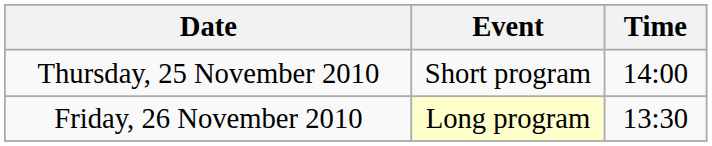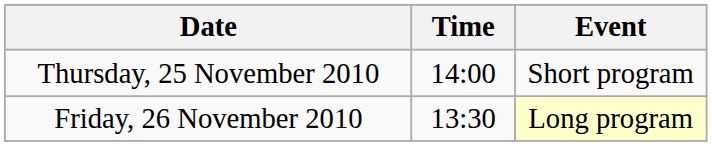columns swapped: (655, 27) <-> (508, 27)
